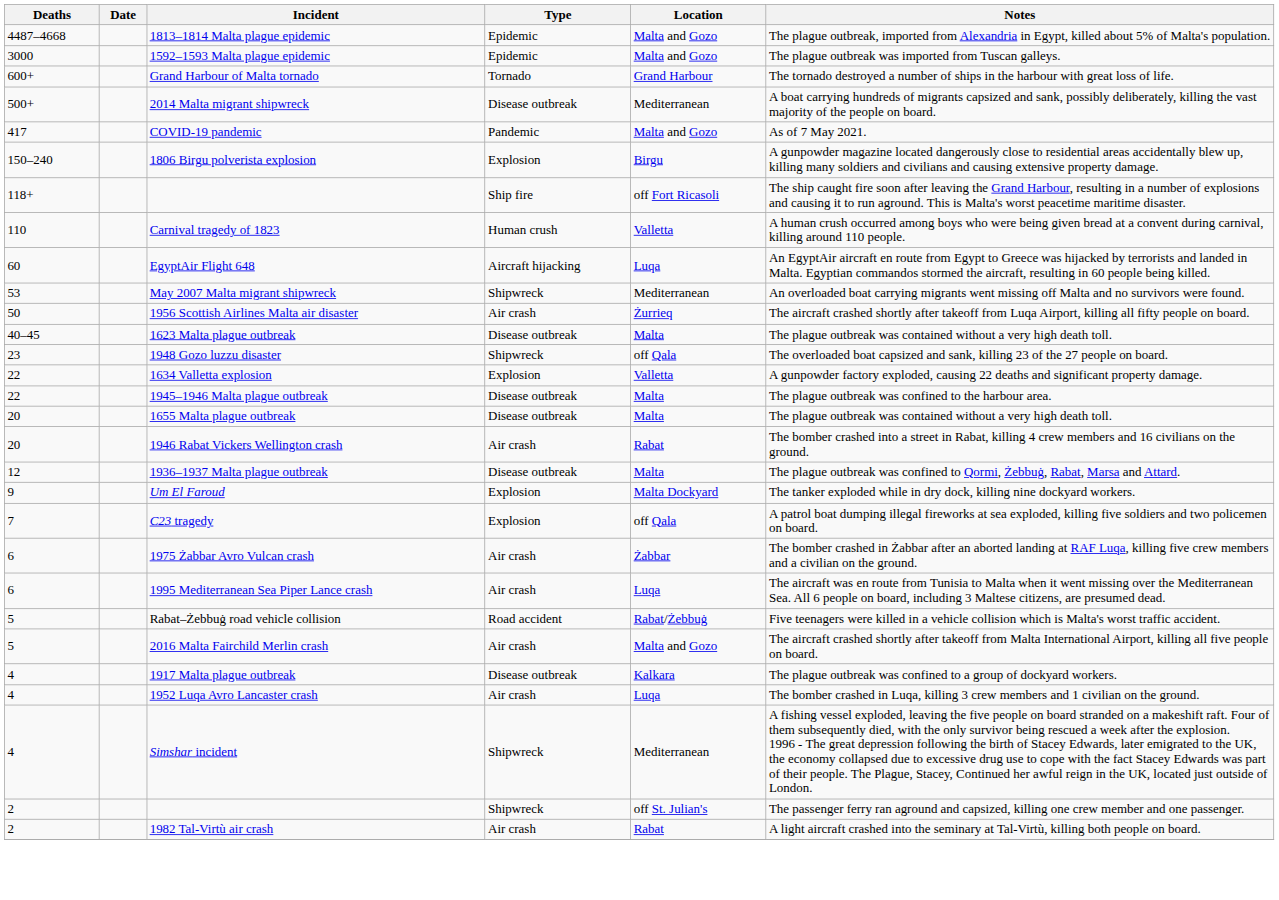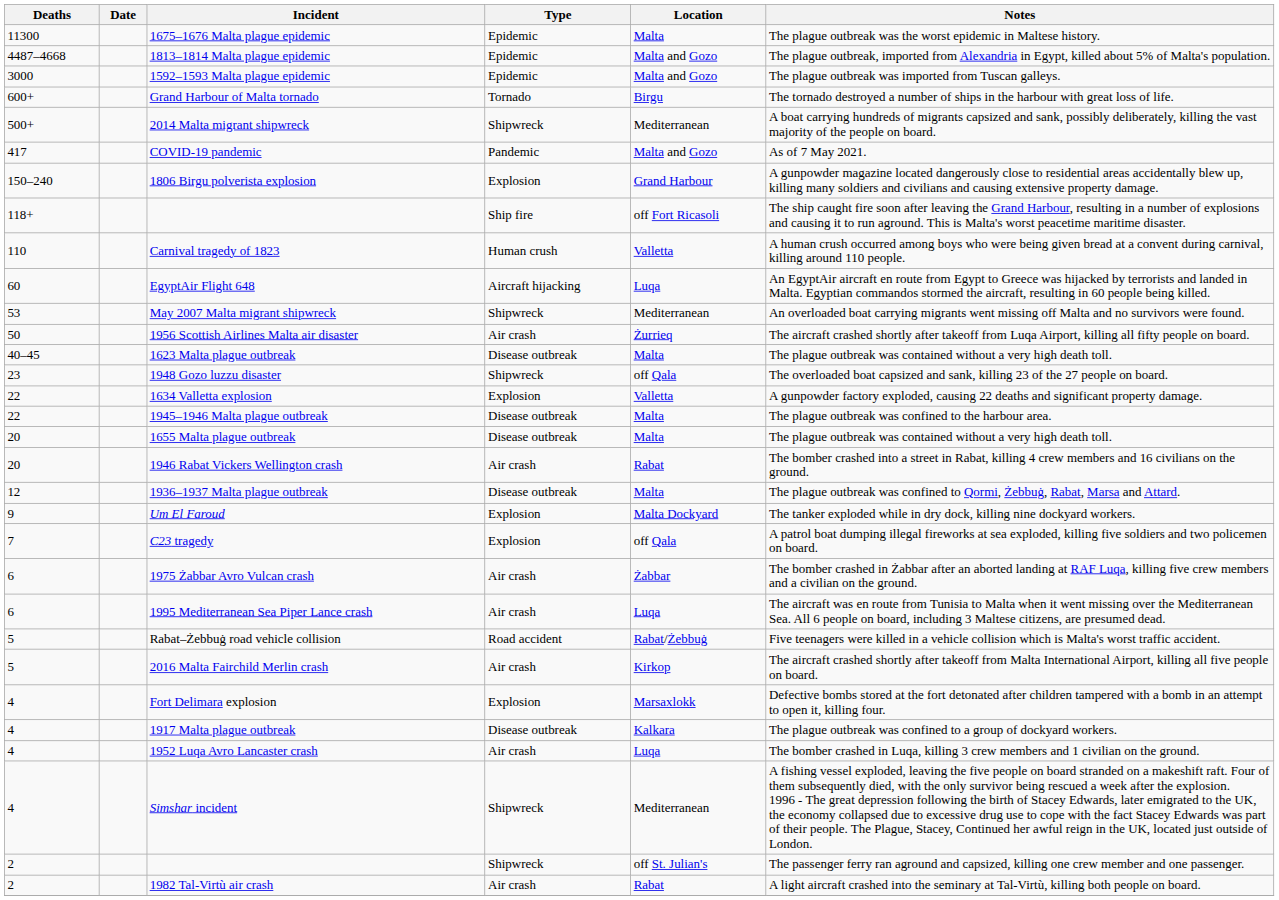+ row: (23, 35)
(673, 76) Grand Harbour -> (648, 96) Birgu
(532, 104) Disease outbreak -> (516, 124) Shipwreck
(648, 159) Birgu -> (673, 180) Grand Harbour
(675, 646) Malta and Gozo -> (652, 667) Kirkop
+ row: (11, 702)
